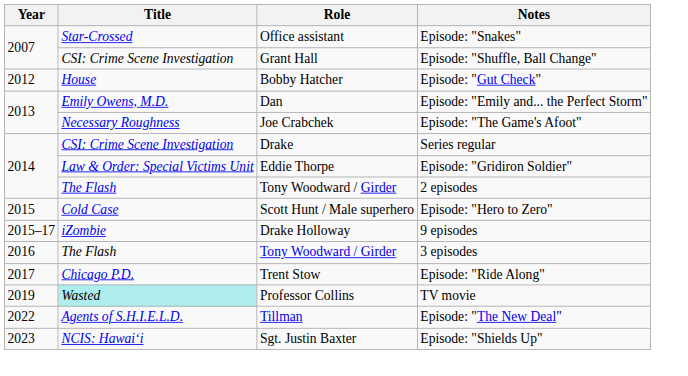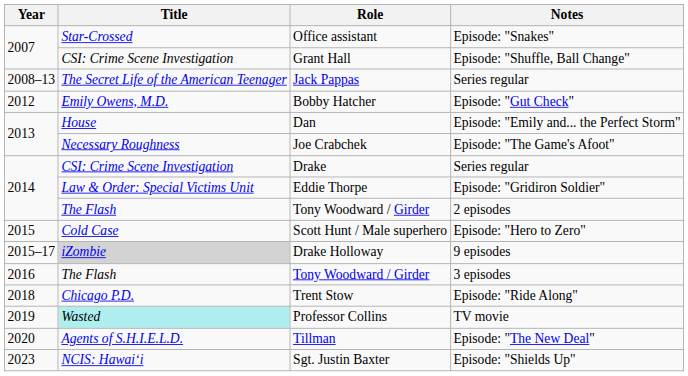+ row: (326, 79)
(79, 79) House -> (115, 101) Emily Owens, M.D.
(115, 101) Emily Owens, M.D. -> (79, 123) House
(84, 230) no background -> (84, 252) lightgrey background
(21, 274) 2017 -> (21, 295) 2018
(21, 317) 2022 -> (21, 338) 2020
